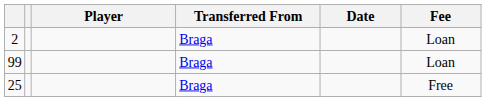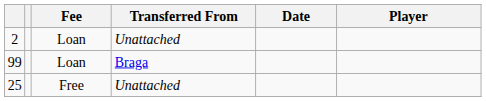columns swapped: (104, 16) <-> (441, 16)
(196, 39) Braga -> (147, 39) Unattached
(196, 85) Braga -> (147, 85) Unattached
